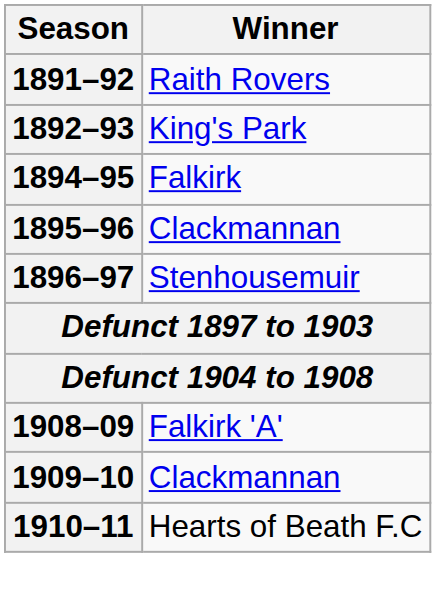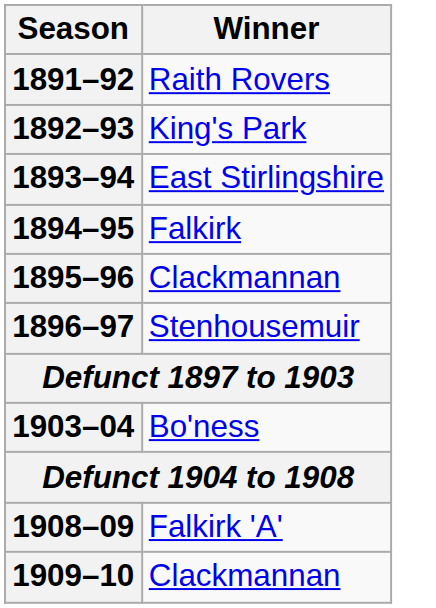+ row: (73, 178)
+ row: (73, 427)
- row: (73, 526)
